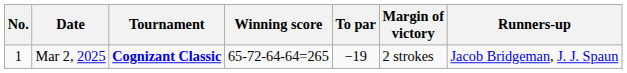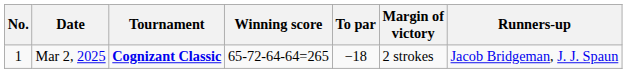(356, 56) −19 -> (356, 56) −18
